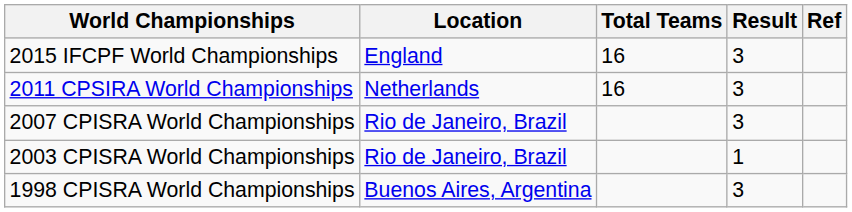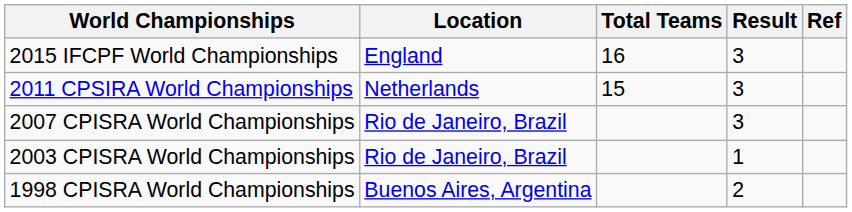(613, 88) 16 -> (613, 88) 15
(738, 190) 3 -> (738, 190) 2
